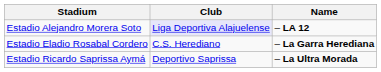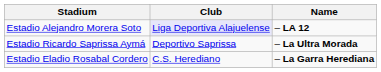rows swapped: (77, 43) <-> (76, 59)
